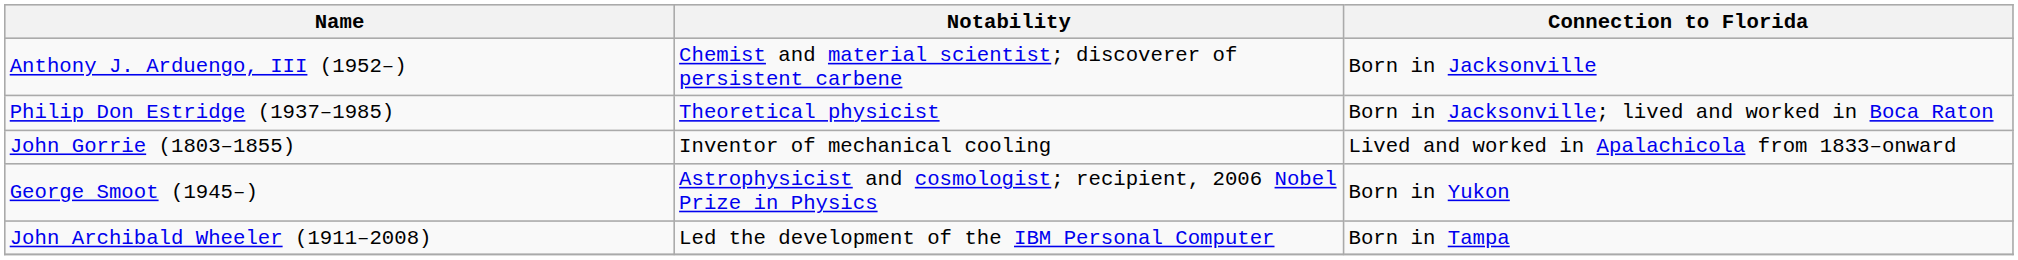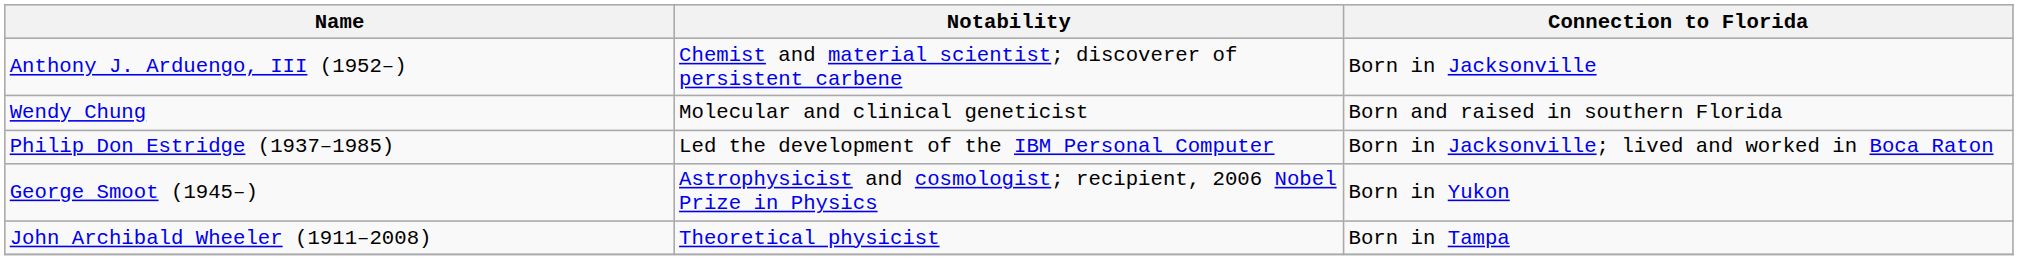+ row: (78, 113)
(809, 113) Theoretical physicist -> (977, 147) Led the development of the IBM Personal Computer
- row: (152, 147)
(977, 238) Led the development of the IBM Personal Computer -> (809, 238) Theoretical physicist
